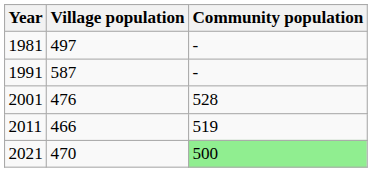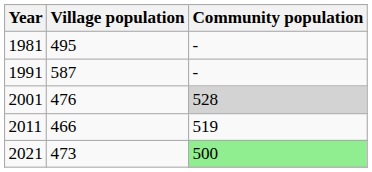(63, 45) 497 -> (63, 45) 495
(205, 99) no background -> (205, 99) lightgrey background
(63, 153) 470 -> (63, 153) 473
